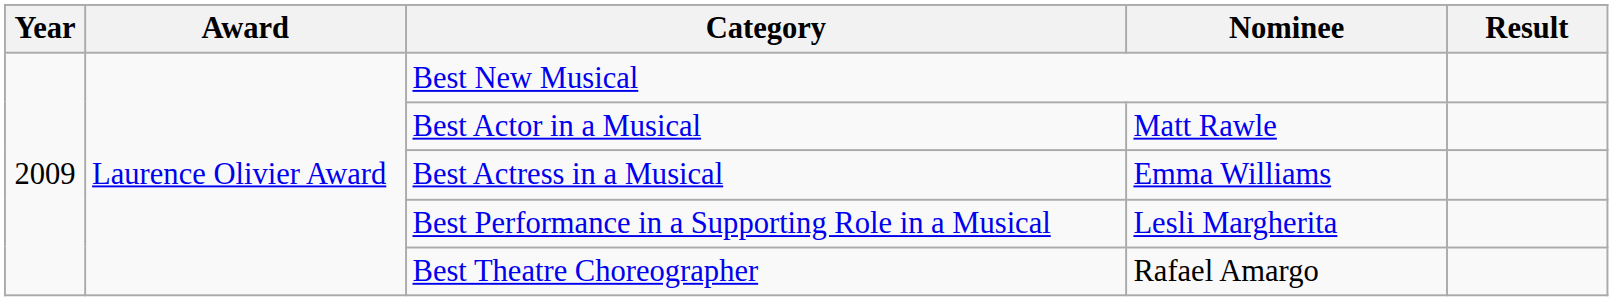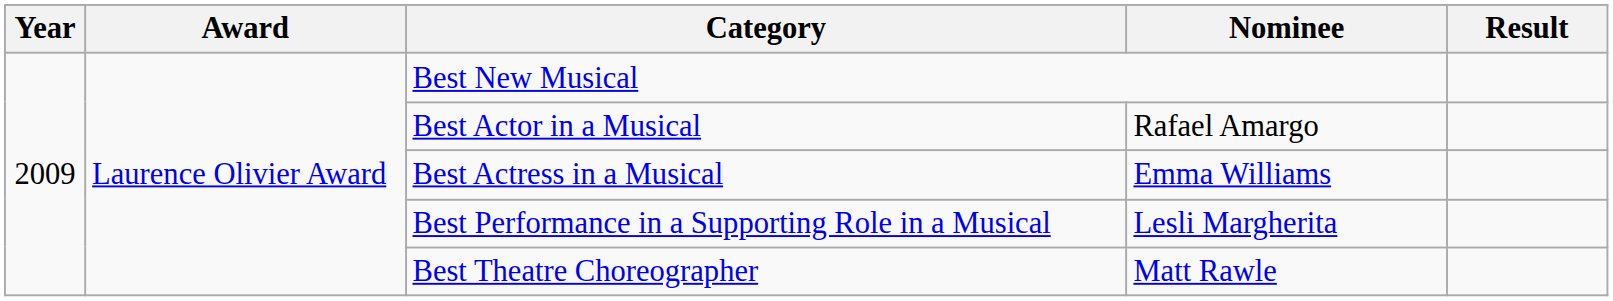(1205, 125) Matt Rawle -> (1226, 125) Rafael Amargo
(1226, 271) Rafael Amargo -> (1205, 271) Matt Rawle
